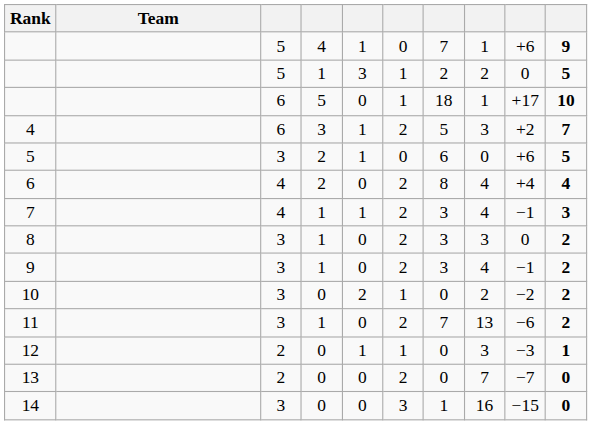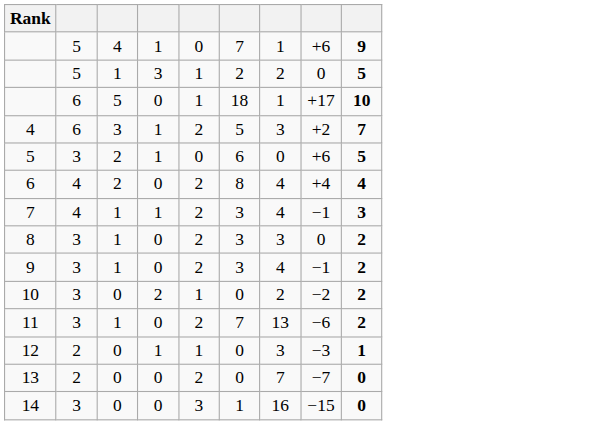- column: (158, 18)
